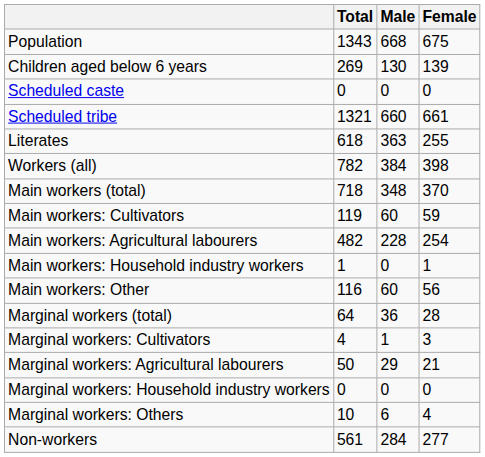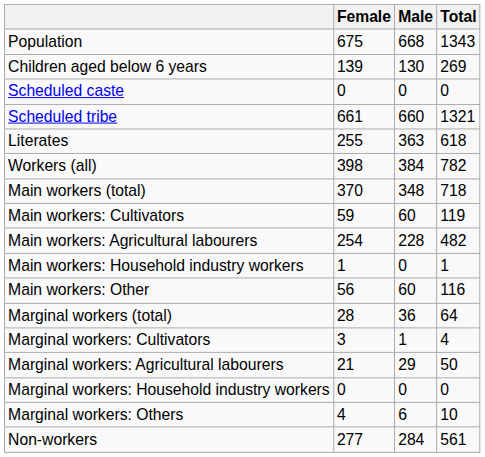columns swapped: (355, 16) <-> (450, 16)
